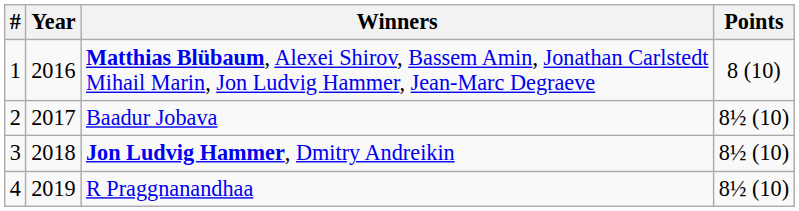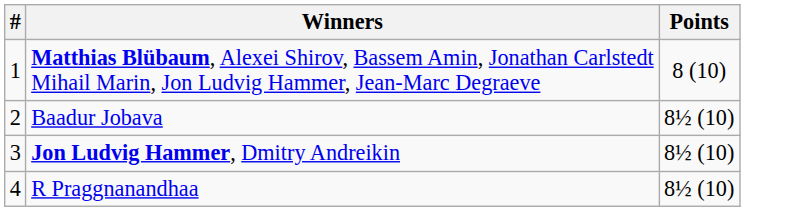- column: (53, 22)
